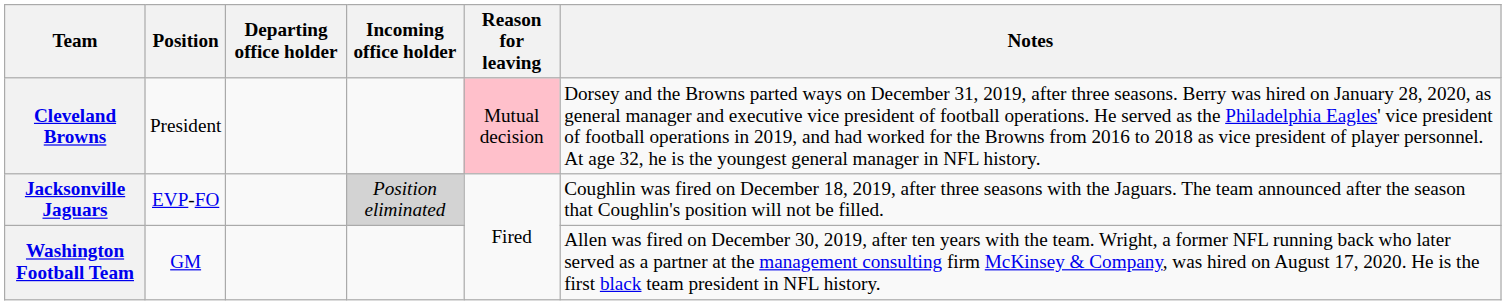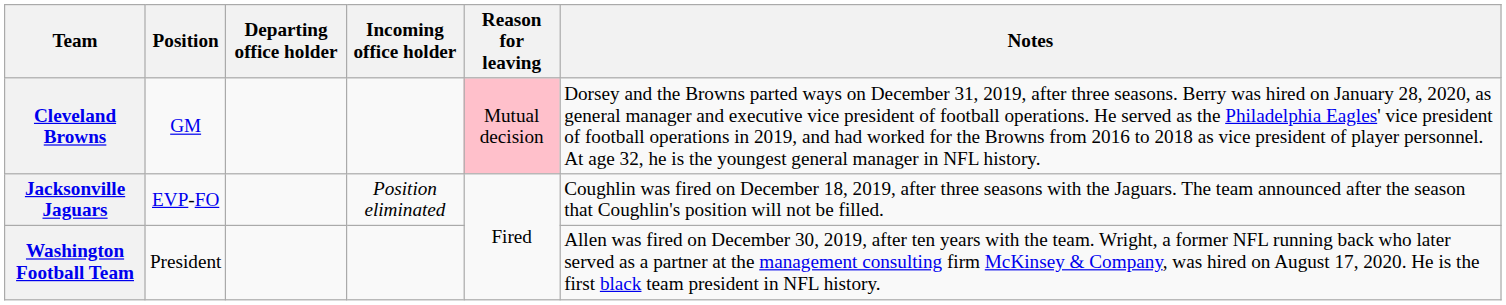(186, 125) President -> (186, 125) GM
(405, 199) lightgrey background -> (405, 199) no background
(186, 262) GM -> (186, 262) President
